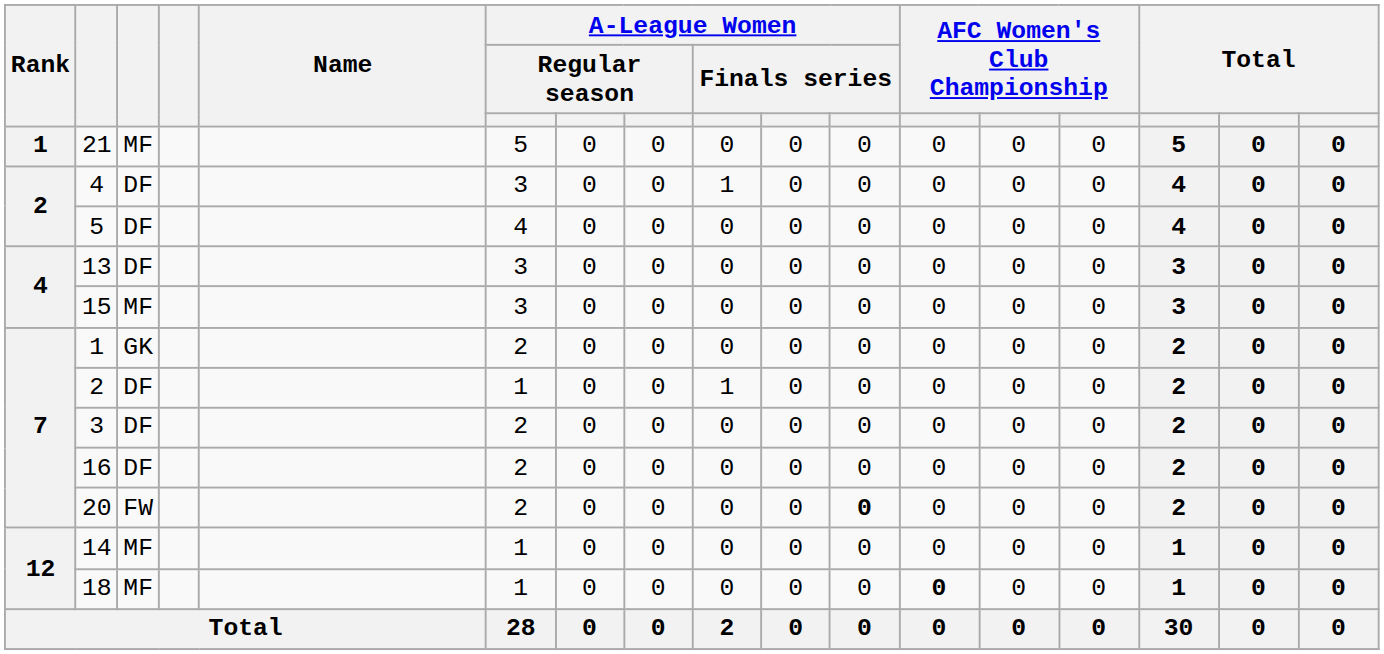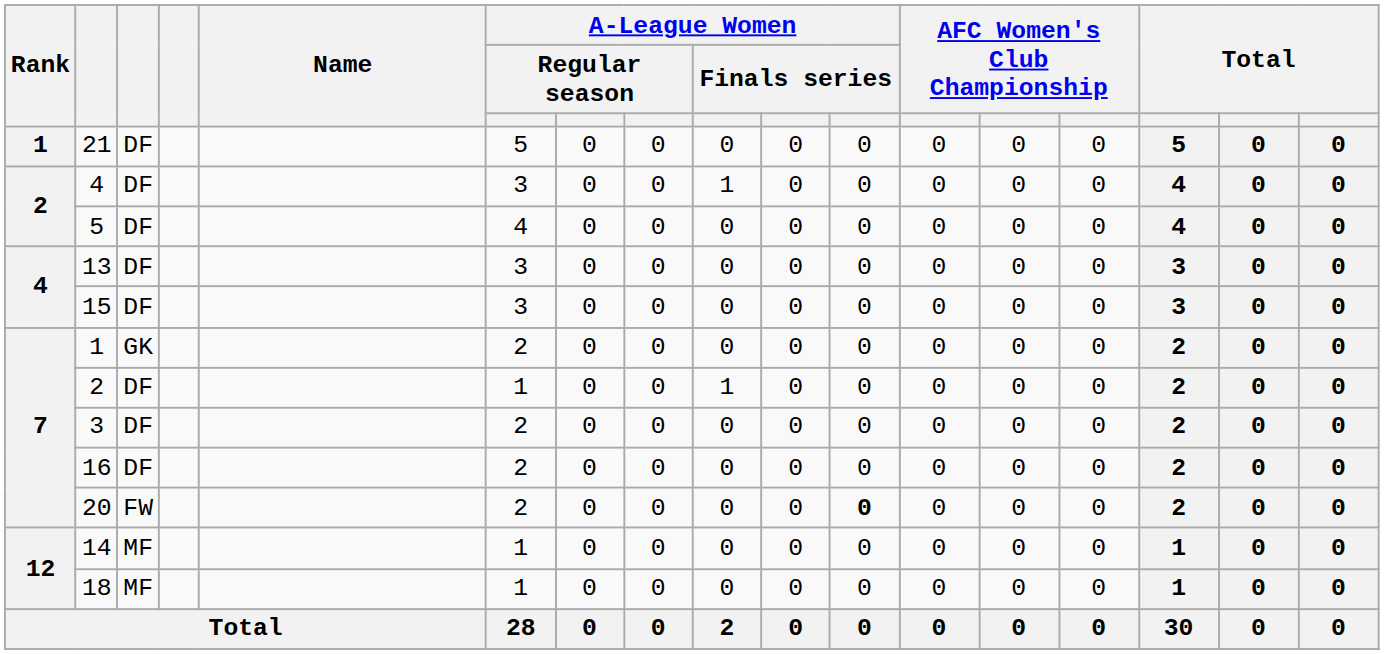(138, 146) MF -> (138, 146) DF
(138, 307) MF -> (138, 307) DF
(939, 589) bold -> (939, 589) normal
